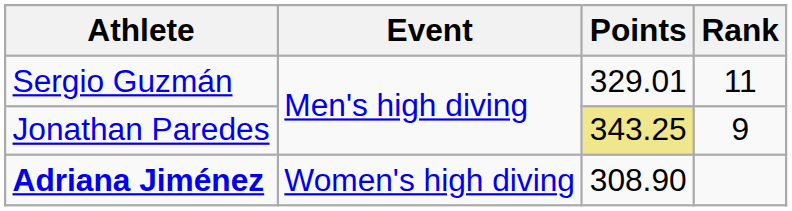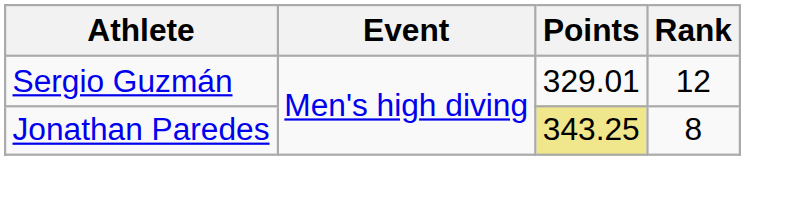(740, 81) 11 -> (693, 81) 12
(740, 131) 9 -> (693, 131) 8
- row: (138, 181)
